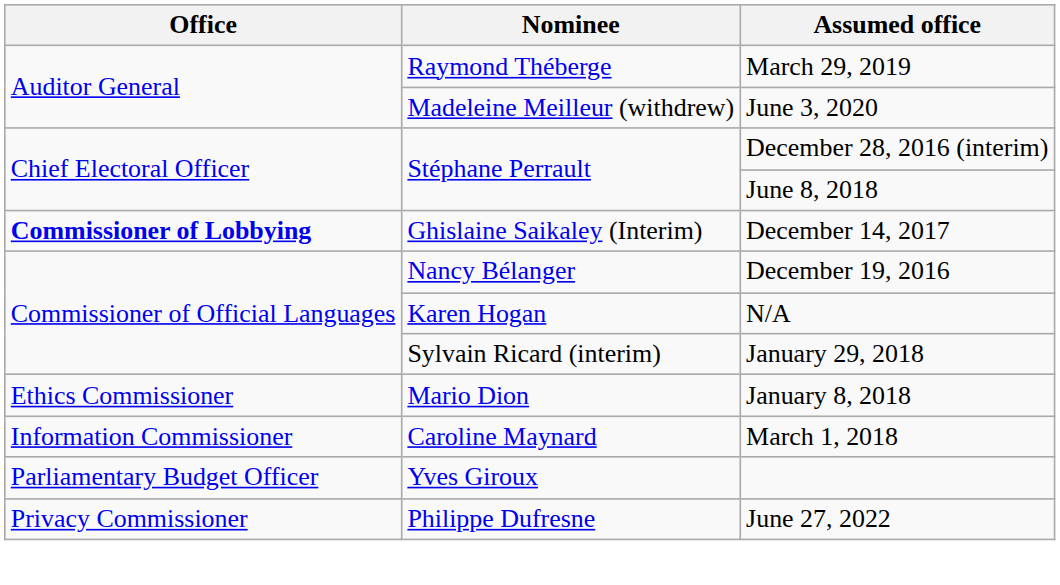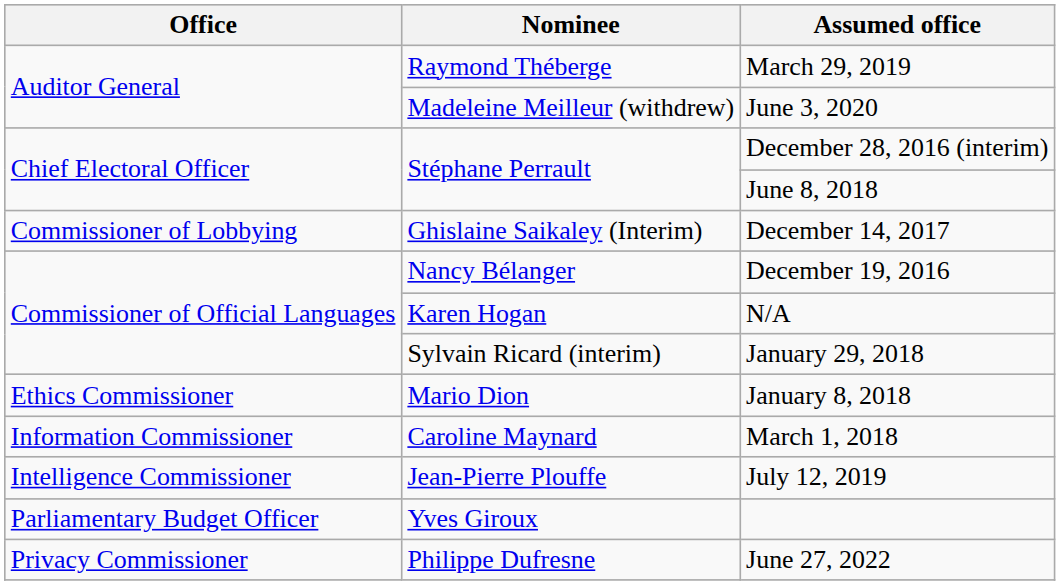(161, 230) bold -> (154, 230) normal
+ row: (816, 477)
